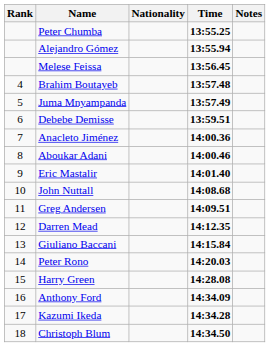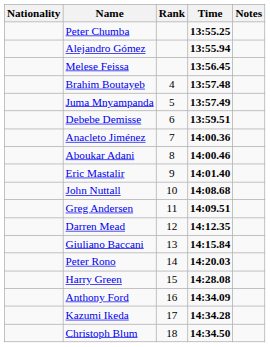columns swapped: (20, 13) <-> (158, 13)
